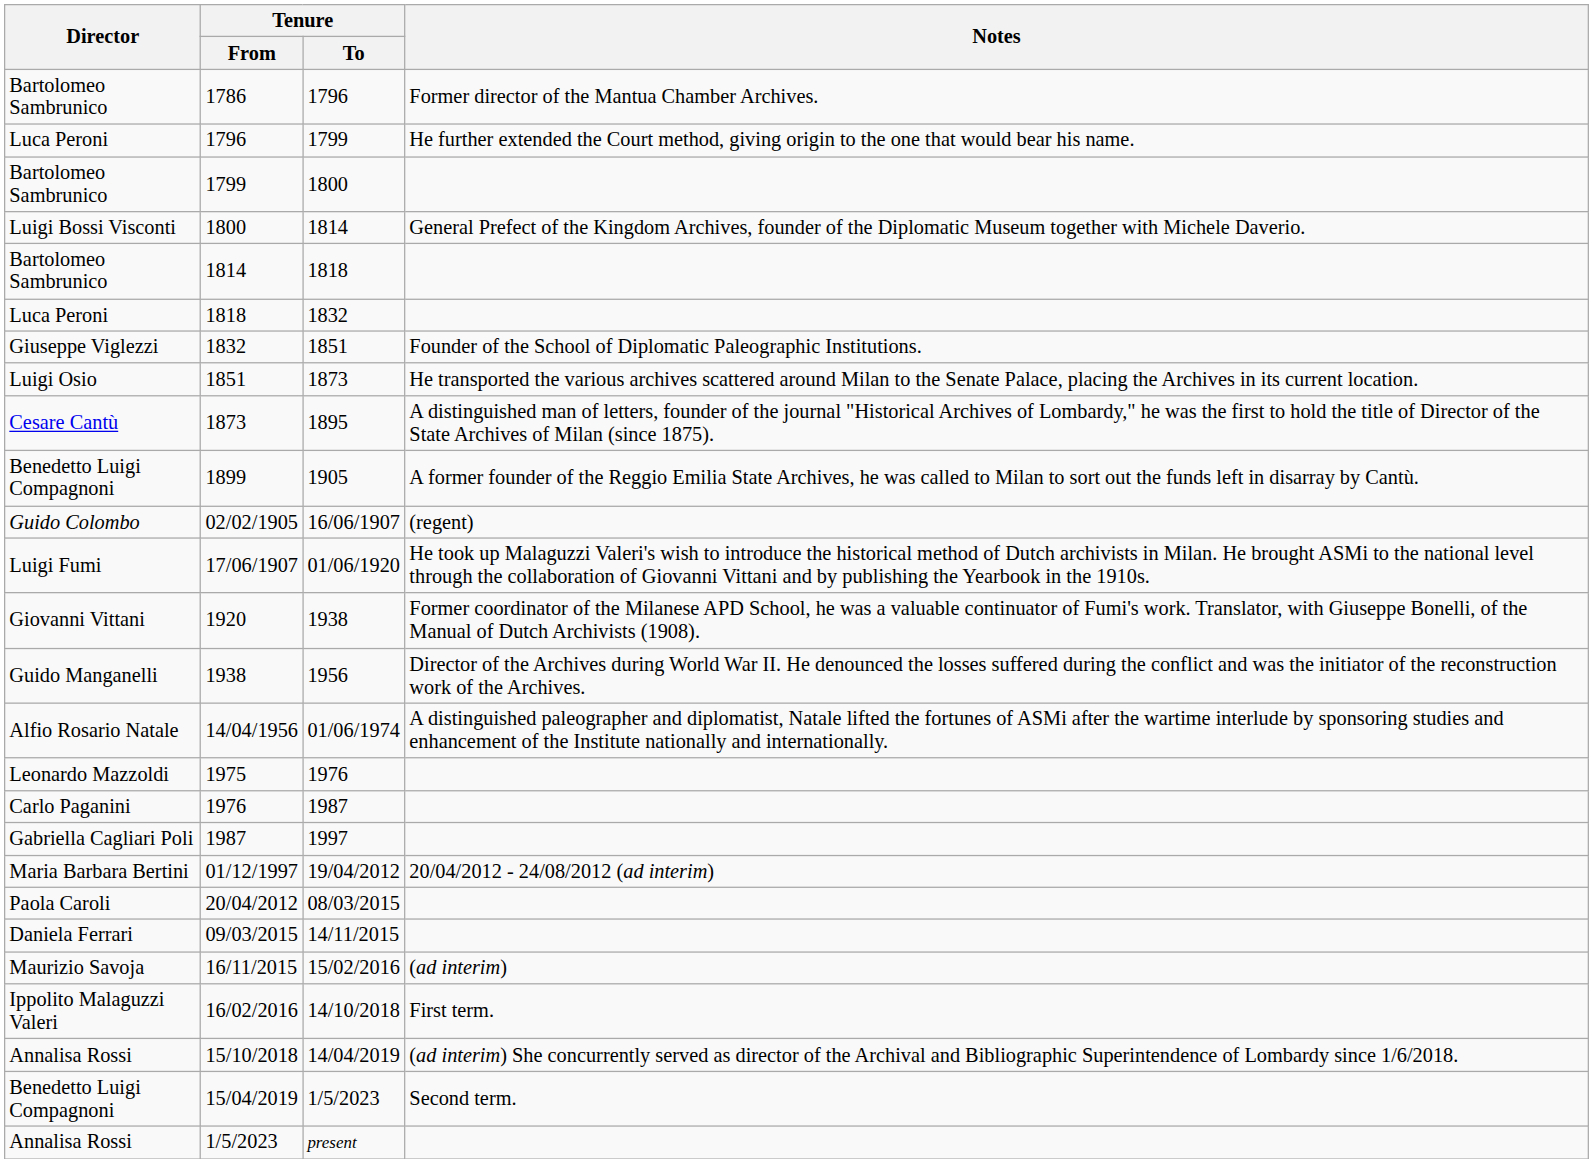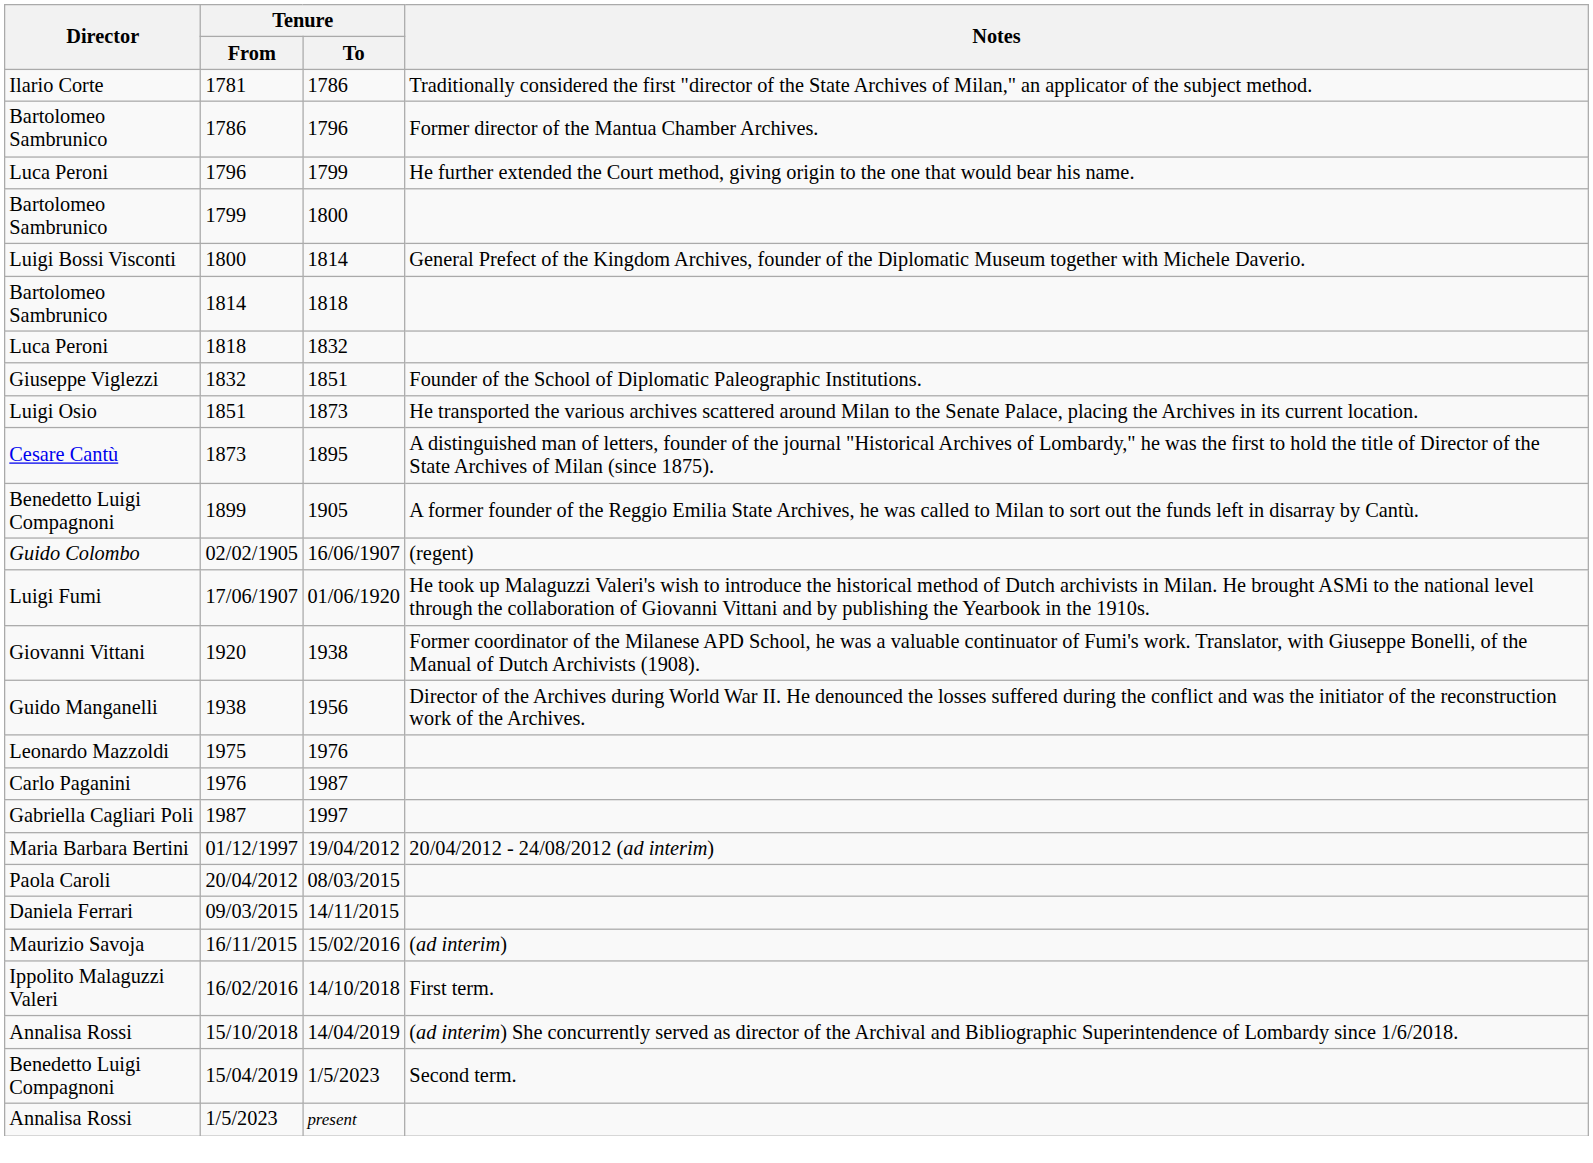+ row: (226, 85)
- row: (252, 730)
